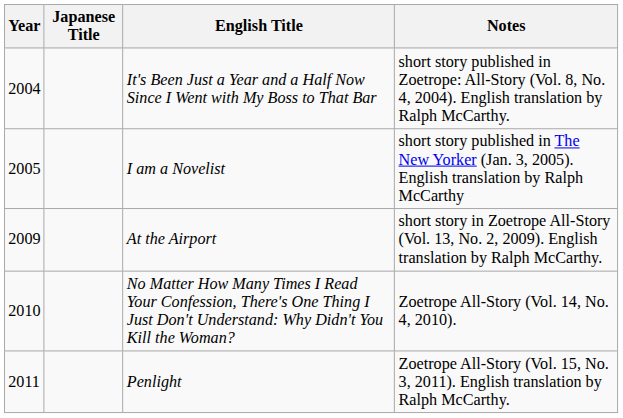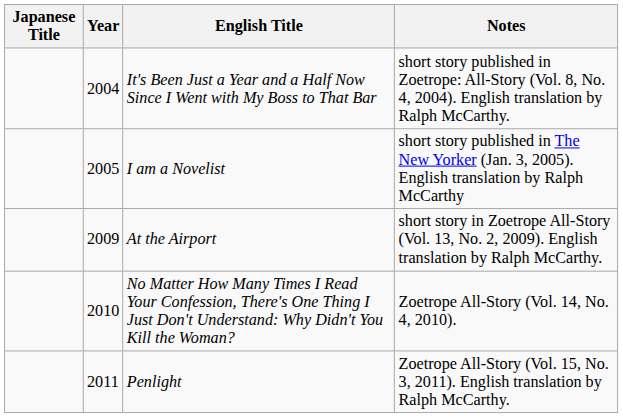columns swapped: (24, 26) <-> (84, 26)
